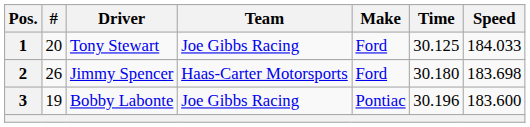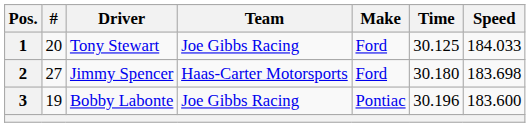(54, 73) 26 -> (54, 73) 27
